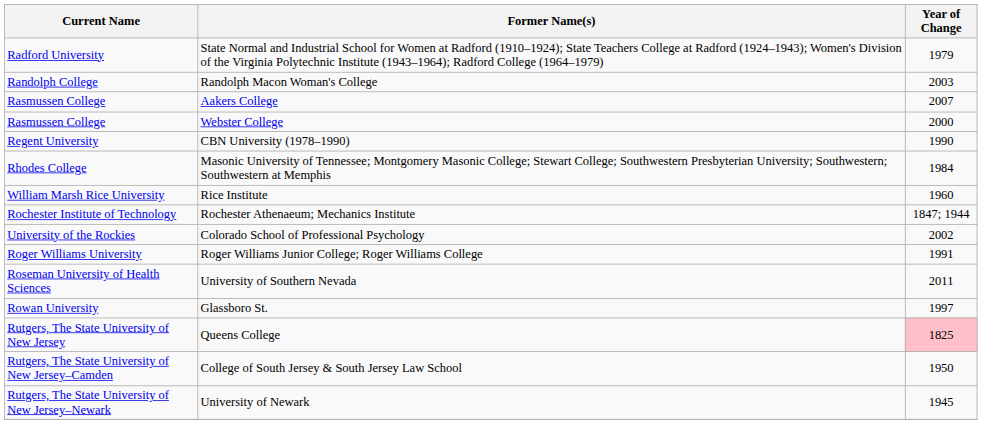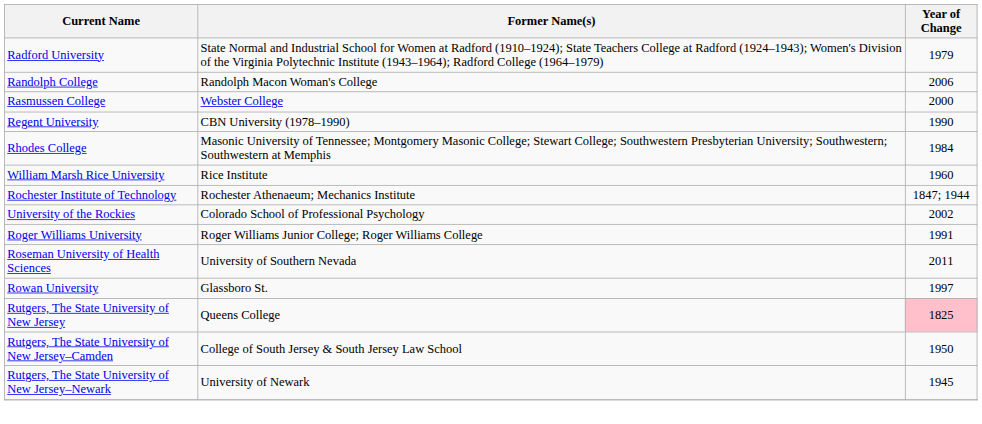(941, 82) 2003 -> (941, 82) 2006
- row: (239, 101)
